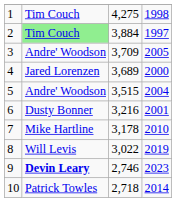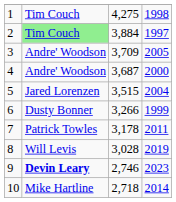(62, 71) Jared Lorenzen -> (65, 71) Andre' Woodson
(125, 71) 3,689 -> (125, 71) 3,687
(65, 91) Andre' Woodson -> (62, 91) Jared Lorenzen
(125, 110) 3,216 -> (125, 110) 3,266
(157, 110) 2001 -> (157, 110) 1999
(59, 129) Mike Hartline -> (61, 129) Patrick Towles
(157, 129) 2010 -> (156, 129) 2011
(125, 149) 3,022 -> (125, 149) 3,028
(61, 187) Patrick Towles -> (59, 187) Mike Hartline
